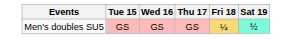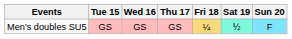+ column: (270, 12)
